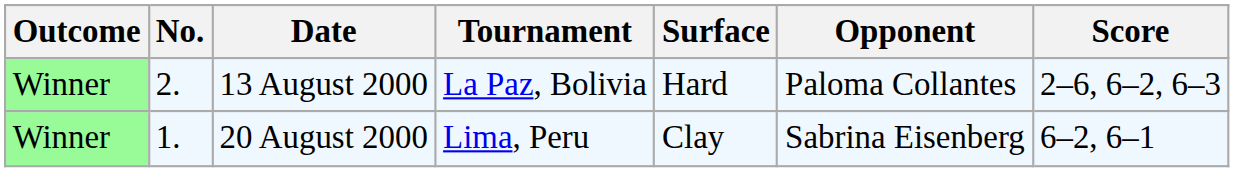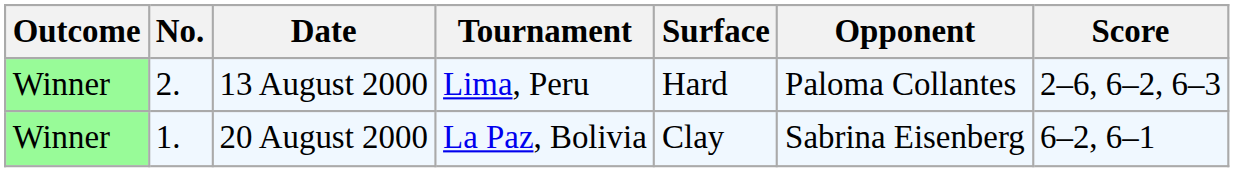(545, 84) La Paz, Bolivia -> (516, 84) Lima, Peru
(516, 137) Lima, Peru -> (545, 137) La Paz, Bolivia
